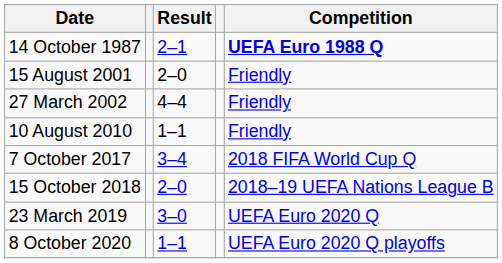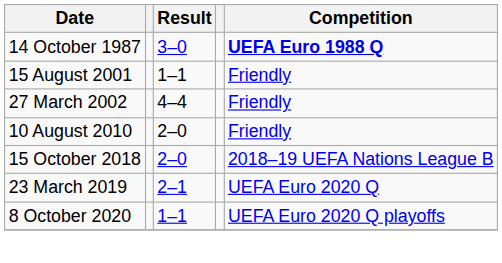(172, 46) 2–1 -> (172, 46) 3–0
(172, 74) 2–0 -> (172, 74) 1–1
(172, 131) 1–1 -> (172, 131) 2–0
- row: (70, 159)
(172, 215) 3–0 -> (172, 187) 2–1
